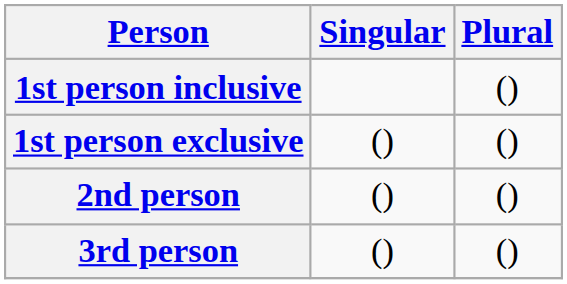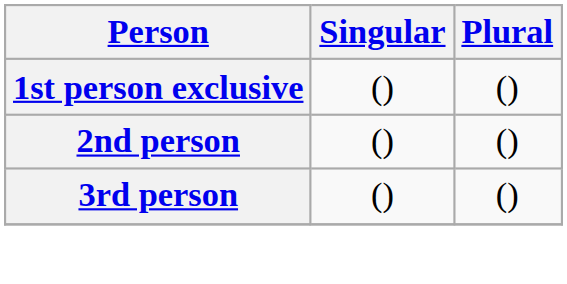- row: (158, 86)
